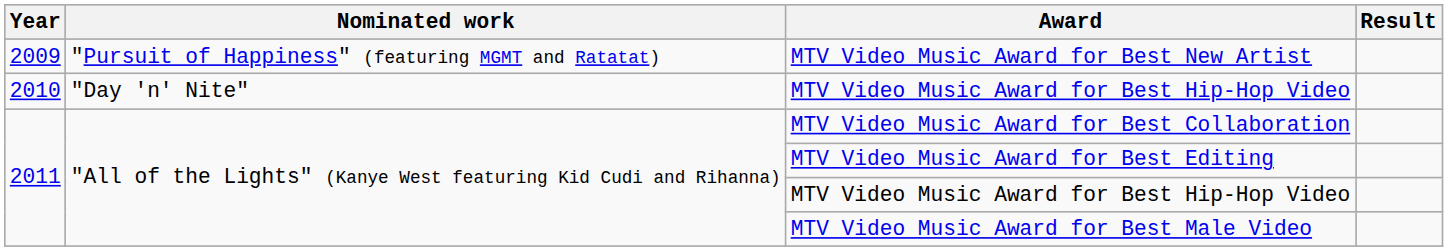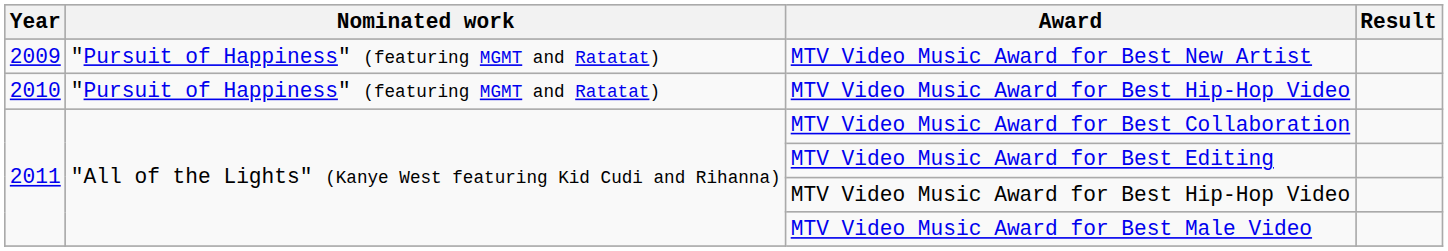(160, 91) "Day 'n' Nite" -> (365, 91) "Pursuit of Happiness" (featuring MGMT and Ratatat)
